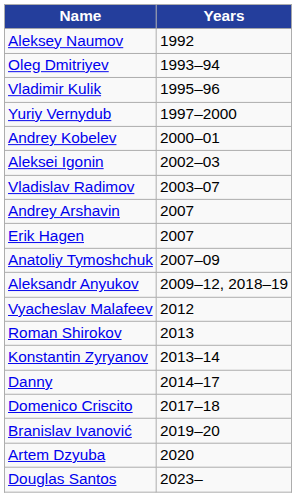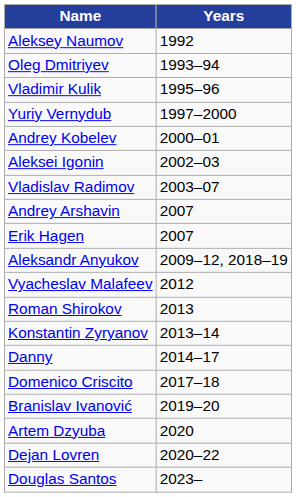- row: (80, 260)
+ row: (54, 455)
